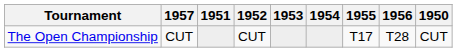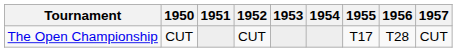columns swapped: (434, 15) <-> (179, 15)
